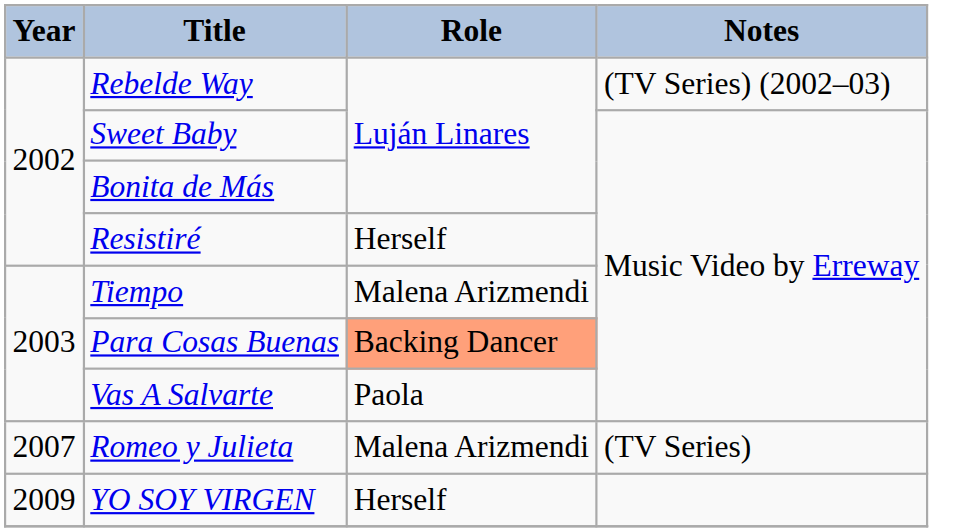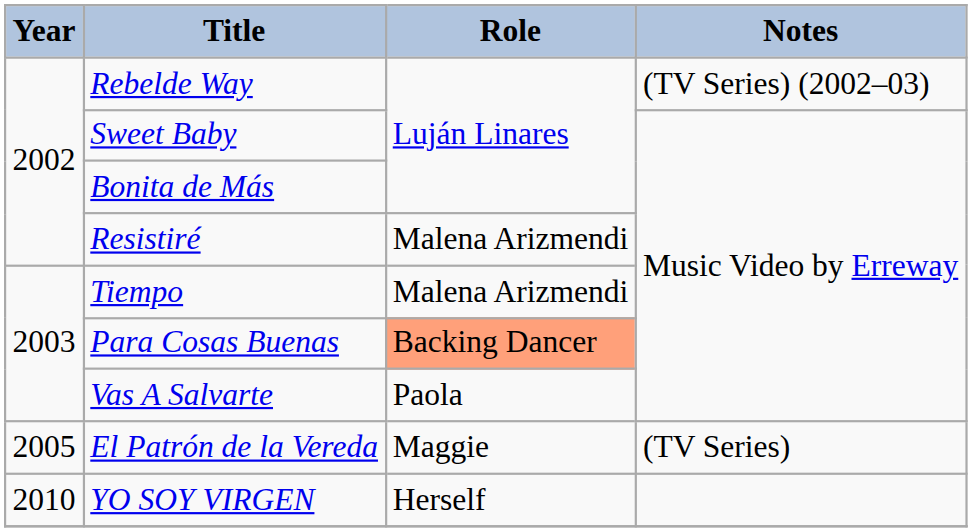(400, 238) Herself -> (510, 238) Malena Arizmendi
+ row: (234, 446)
- row: (192, 446)
(44, 499) 2009 -> (44, 499) 2010
